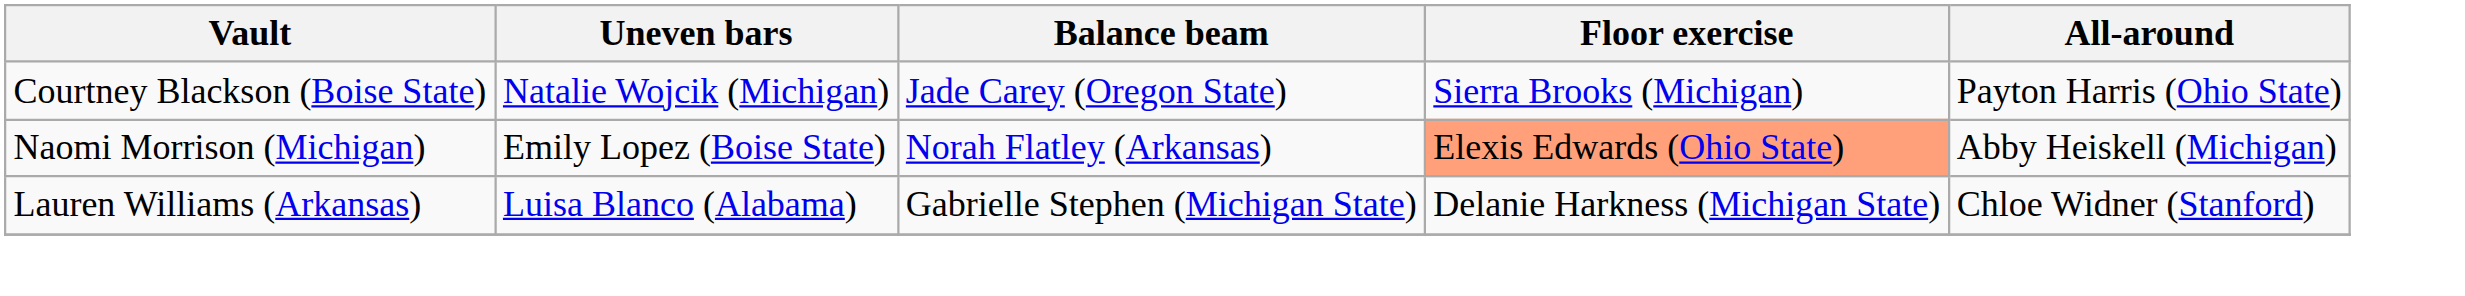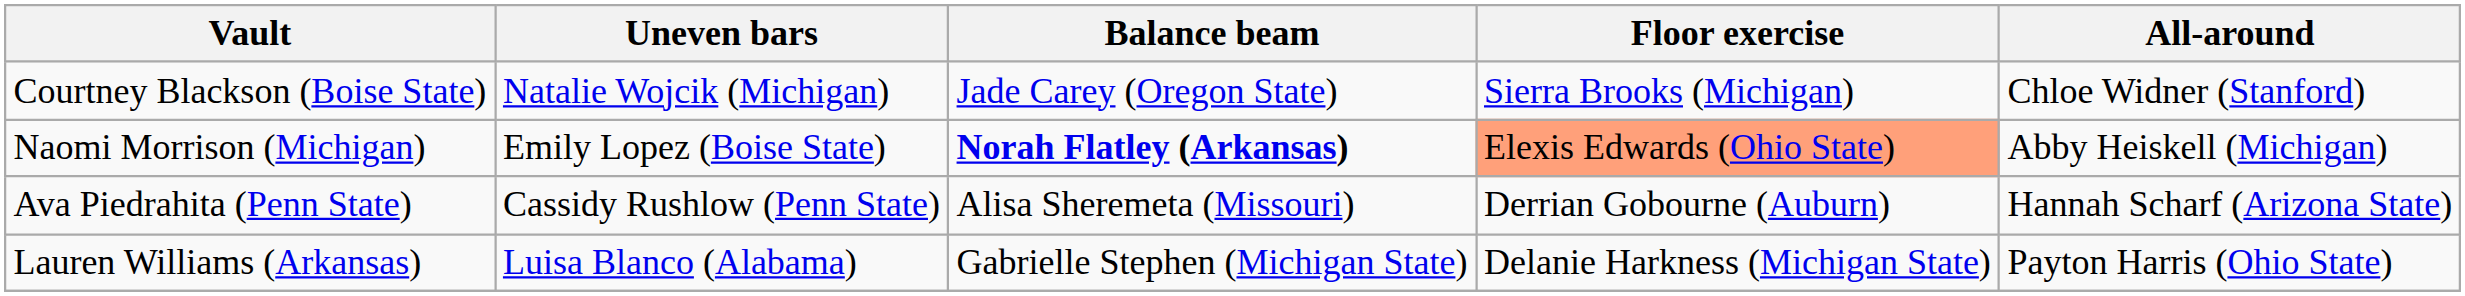(2149, 90) Payton Harris (Ohio State) -> (2186, 90) Chloe Widner (Stanford)
(1089, 147) normal -> (1153, 147) bold
+ row: (213, 204)
(2136, 204) Chloe Widner (Stanford) -> (2200, 261) Payton Harris (Ohio State)
